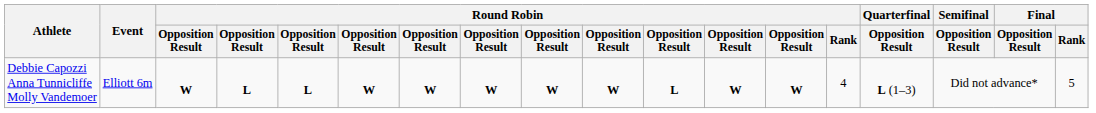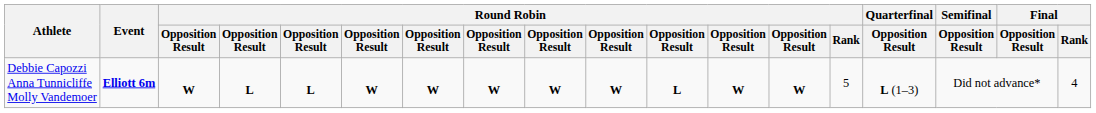(128, 83) normal -> (129, 83) bold
(843, 83) 4 -> (846, 83) 5
(1072, 83) 5 -> (1074, 83) 4
